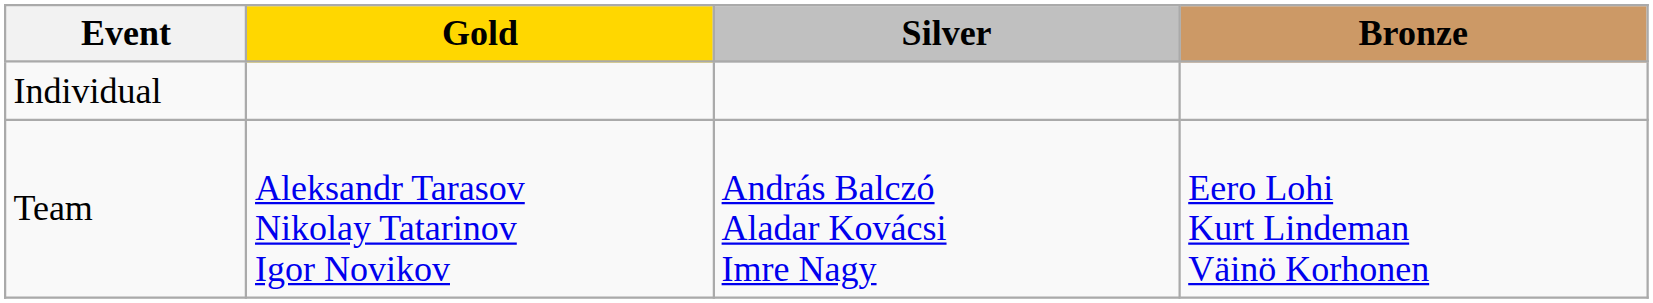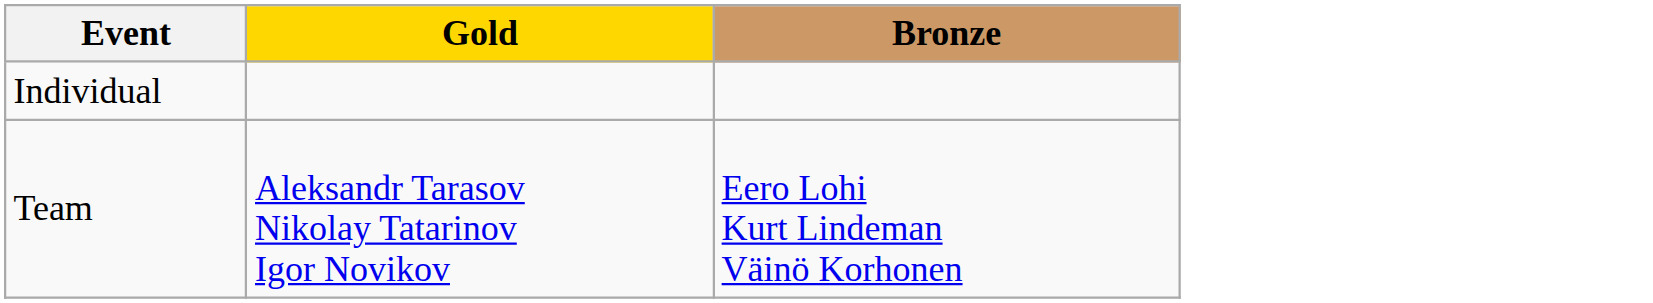- column: (947, 33)
